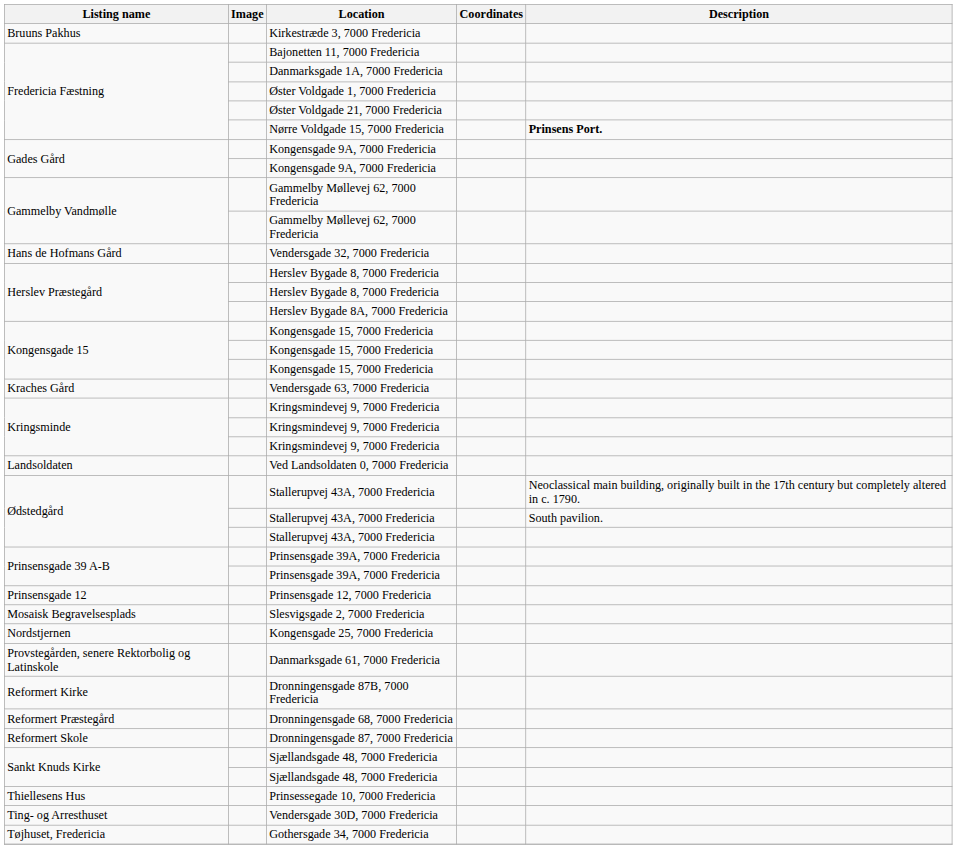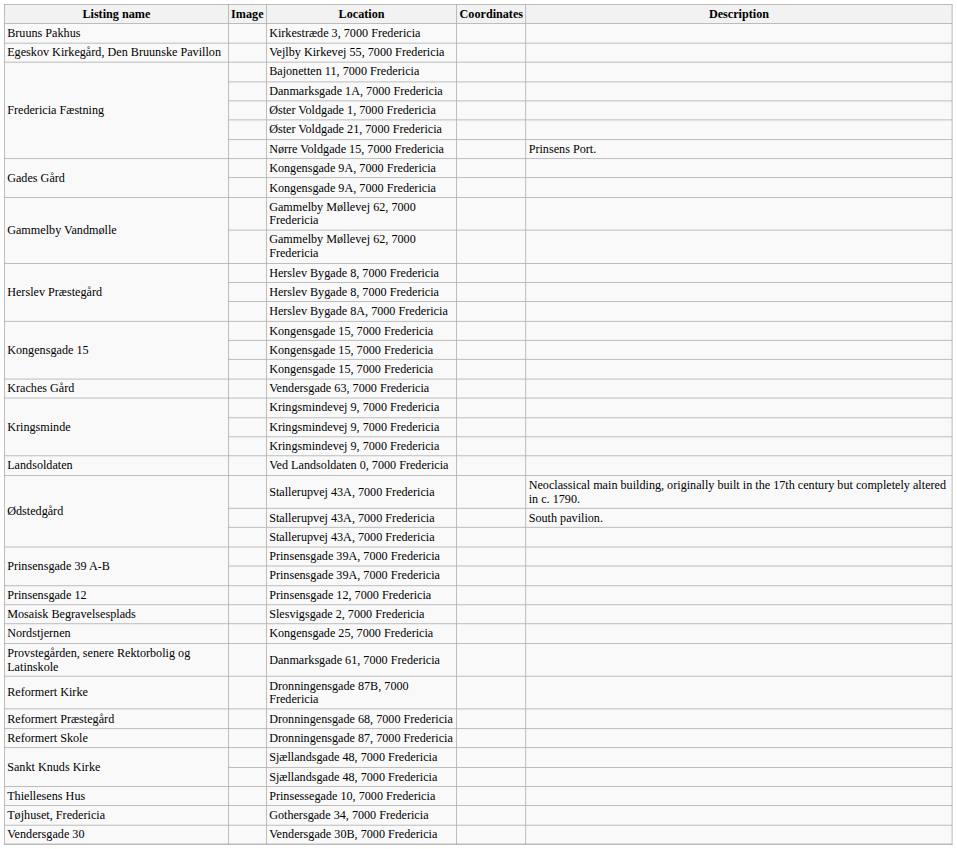+ row: (114, 52)
(565, 129) bold -> (562, 149) normal
- row: (64, 253)
- row: (57, 815)
+ row: (46, 834)
